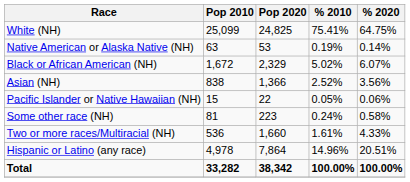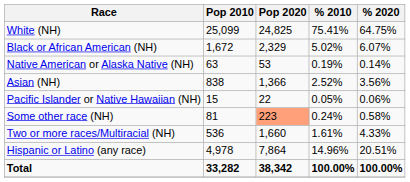rows swapped: (82, 64) <-> (100, 47)
(268, 116) no background -> (268, 116) lightsalmon background
